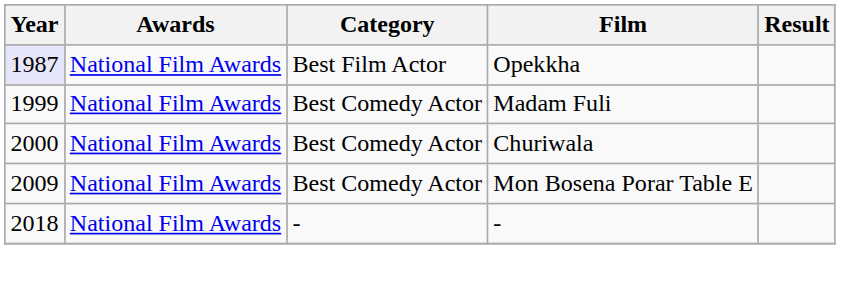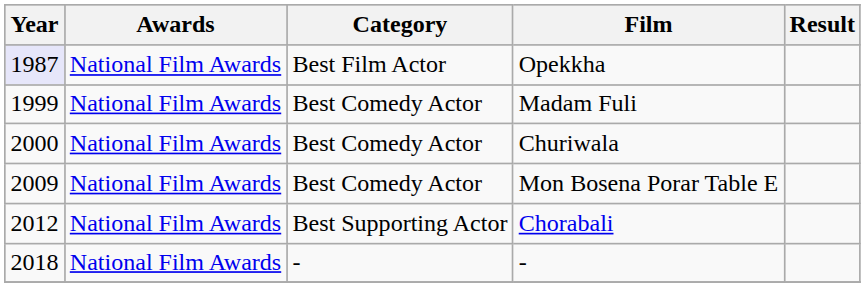+ row: (566, 223)
